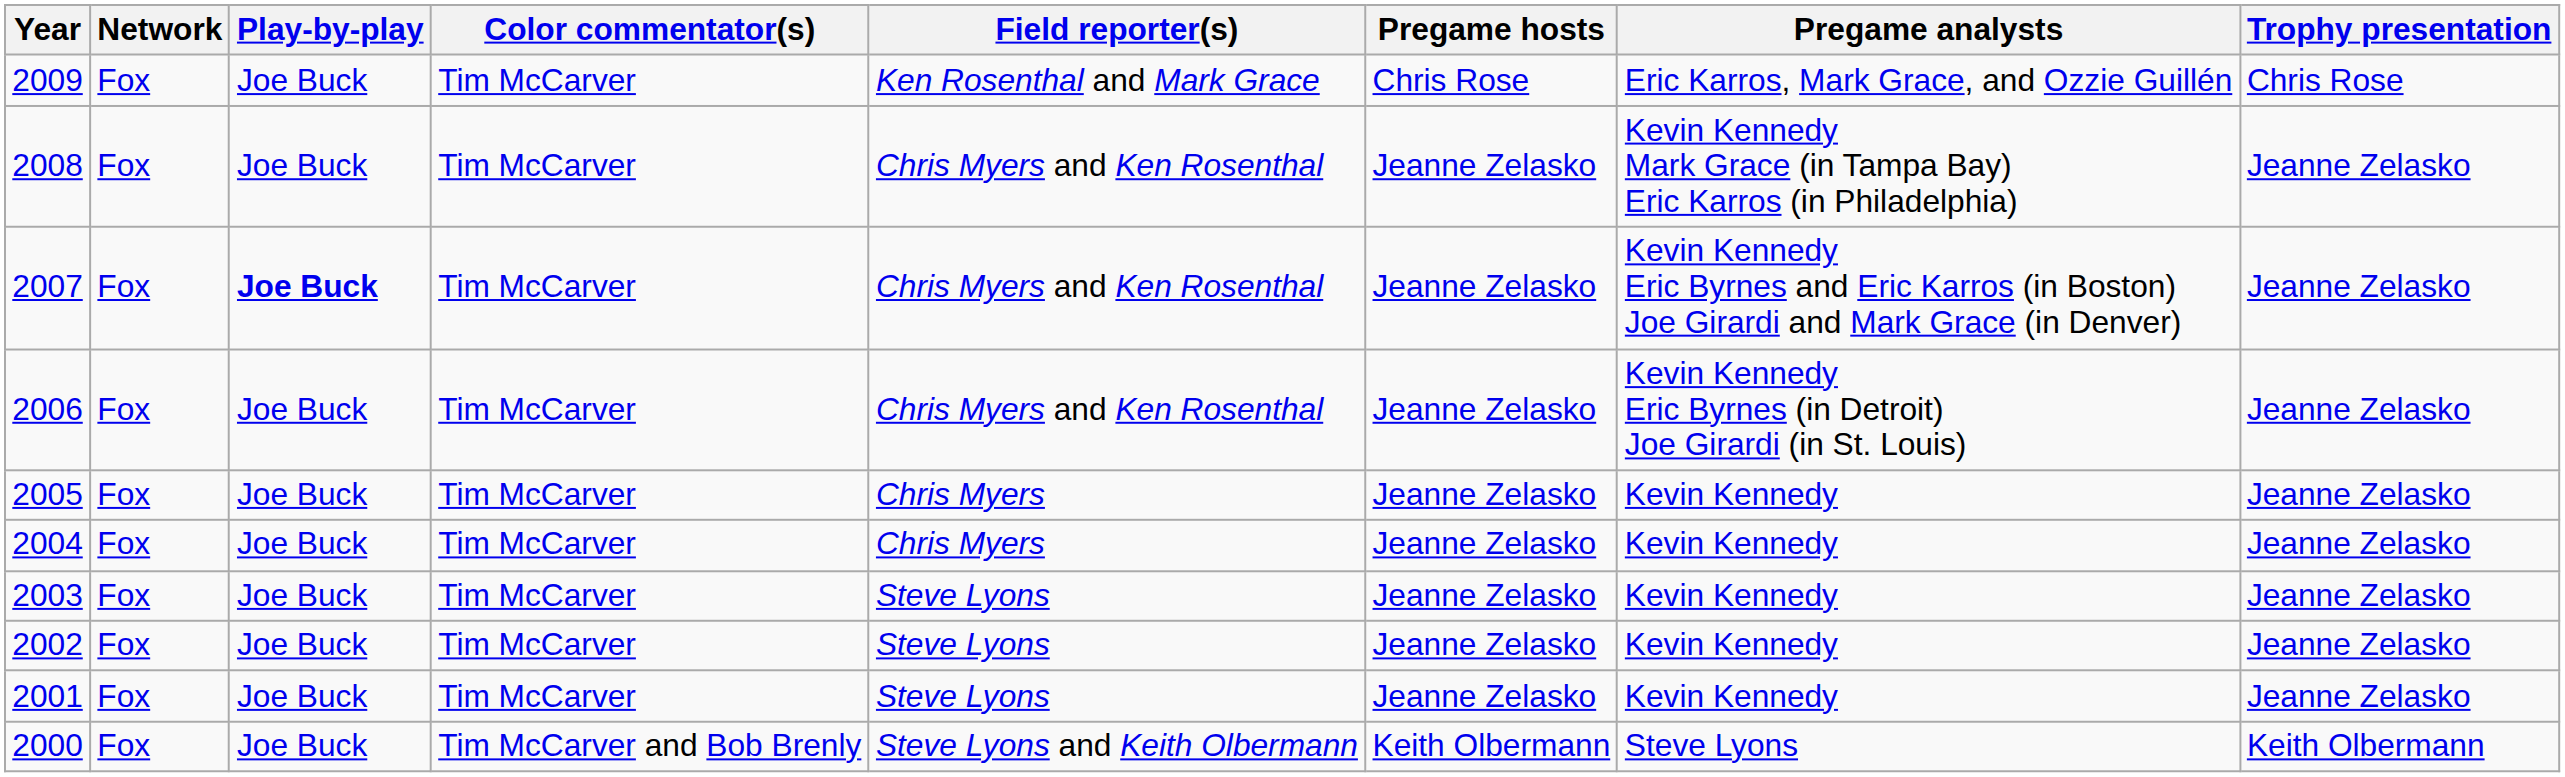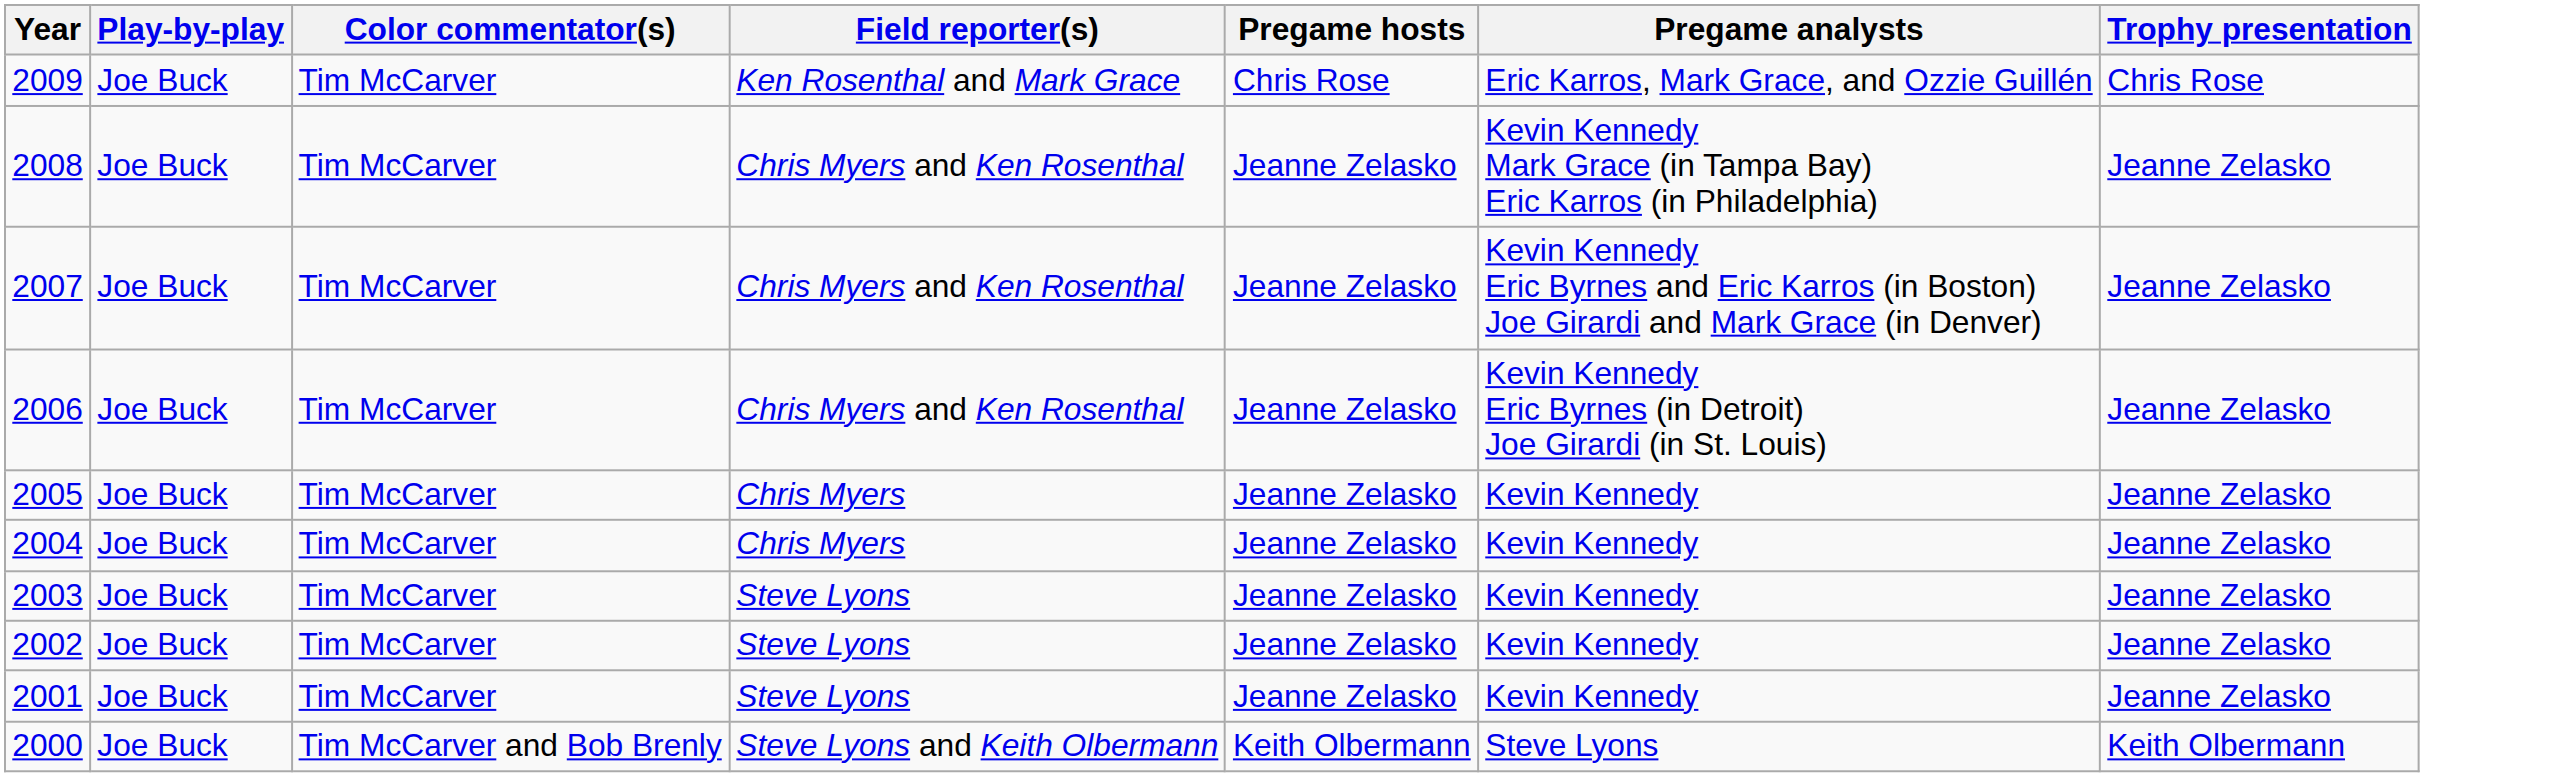- column: (160, 29)
(307, 287) bold -> (163, 287) normal
